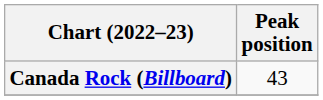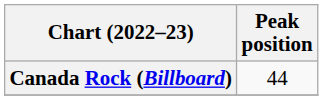(277, 77) 43 -> (277, 77) 44
